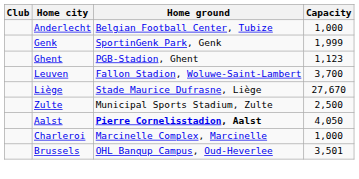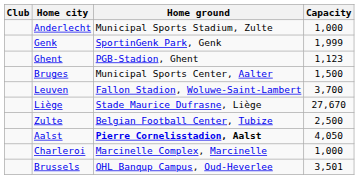(184, 28) Belgian Football Center, Tubize -> (184, 28) Municipal Sports Stadium, Zulte
+ row: (51, 74)
(184, 105) Municipal Sports Stadium, Zulte -> (184, 120) Belgian Football Center, Tubize
